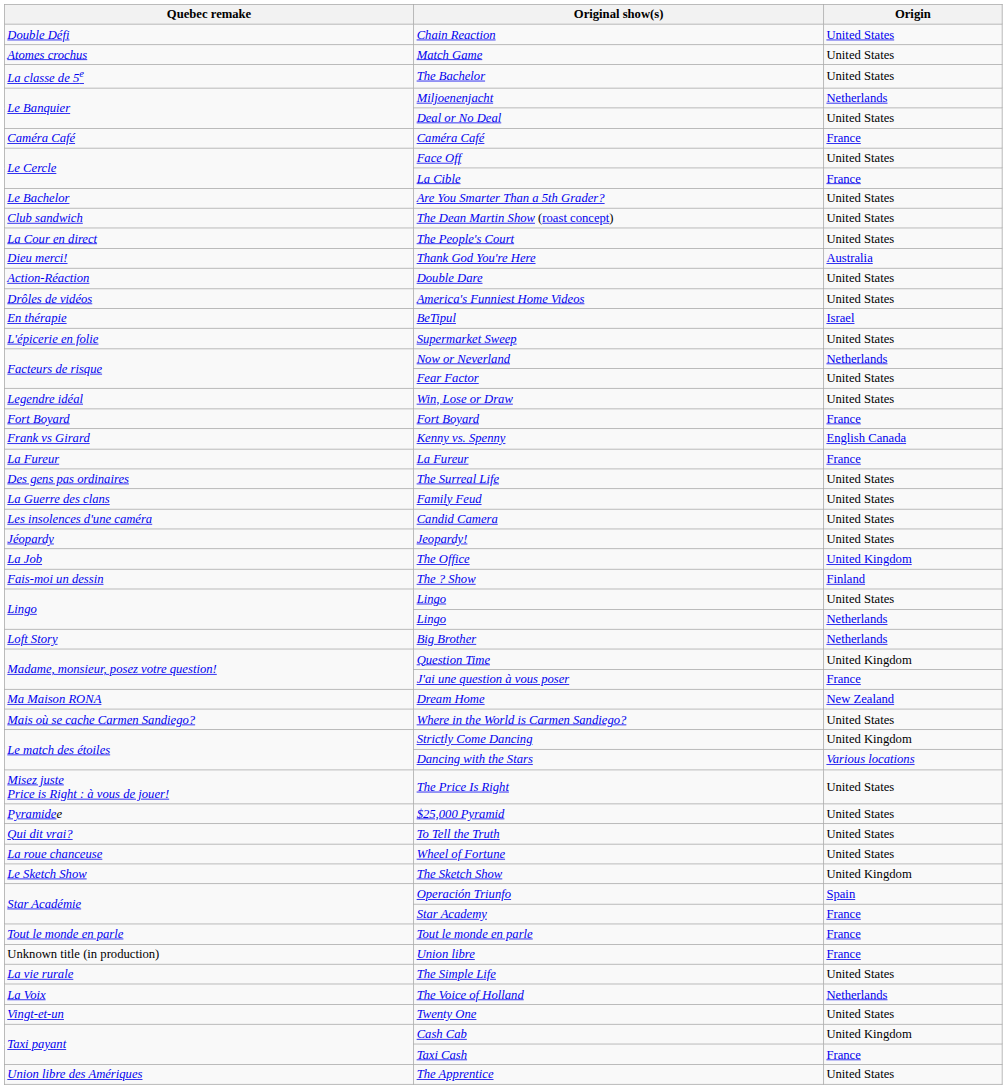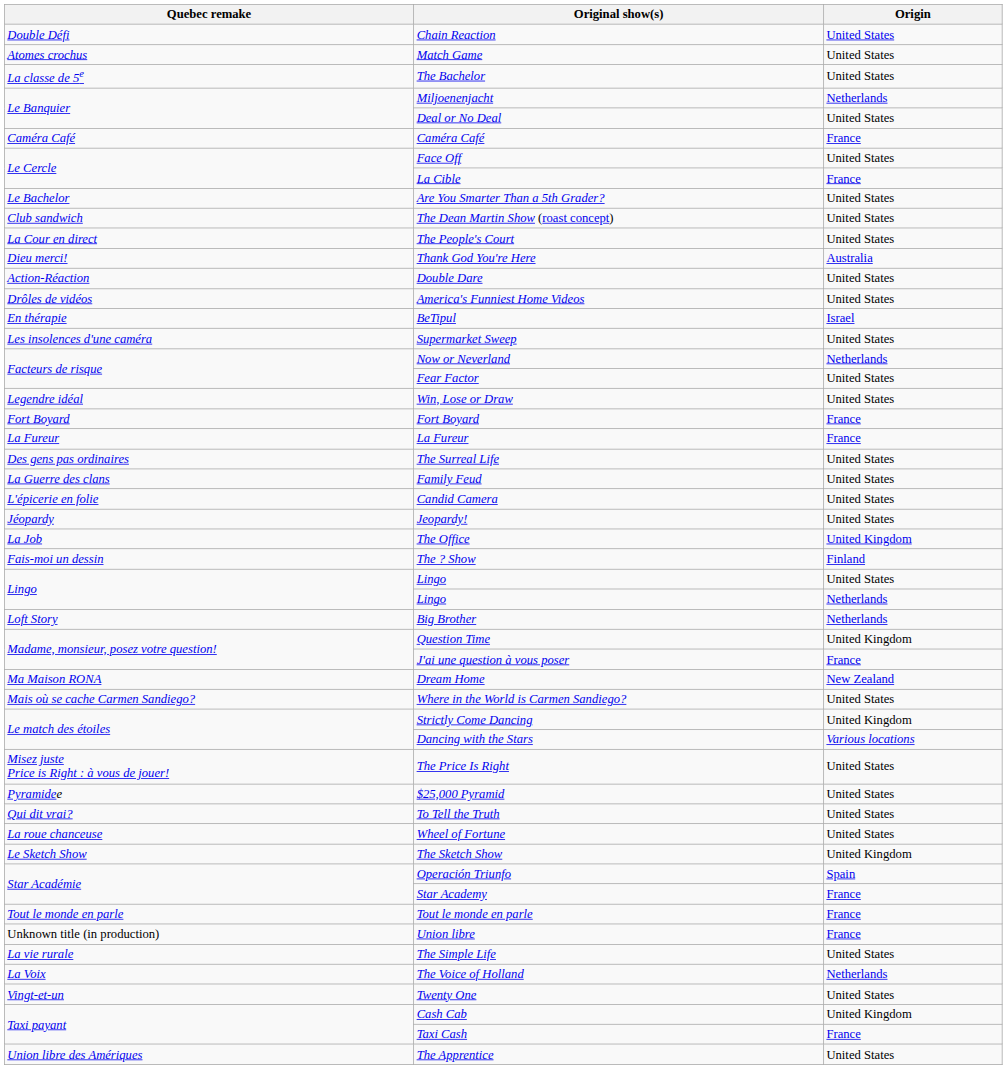(53, 338) L'épicerie en folie -> (80, 338) Les insolences d'une caméra
- row: (461, 438)
(80, 519) Les insolences d'une caméra -> (53, 499) L'épicerie en folie
